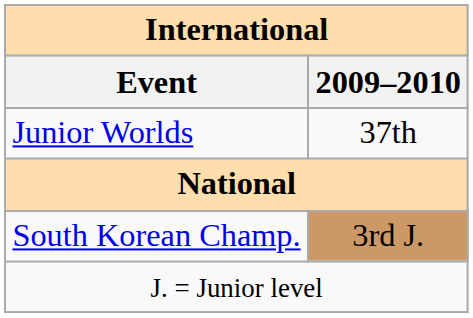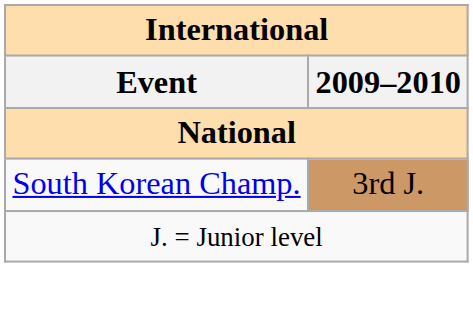- row: (103, 132)
